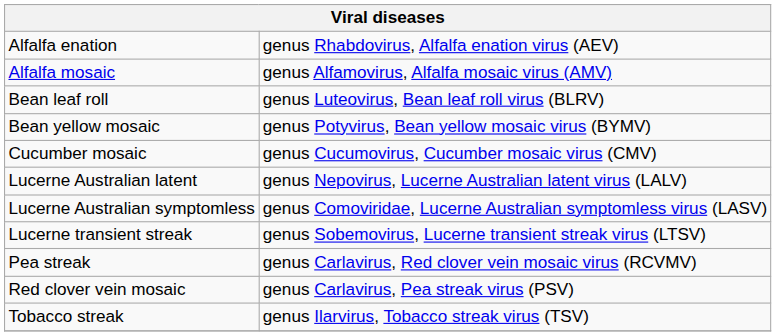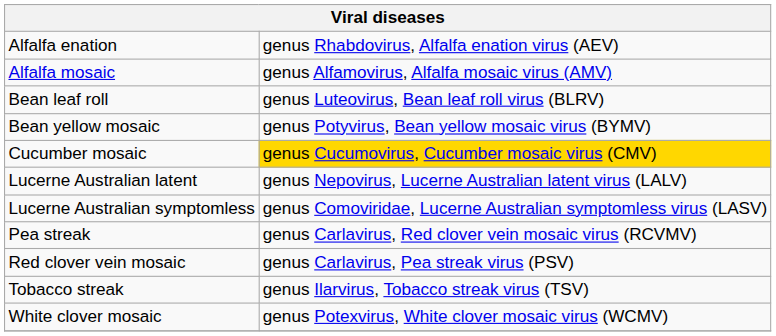(460, 153) no background -> (460, 153) gold background
- row: (100, 235)
+ row: (85, 316)
